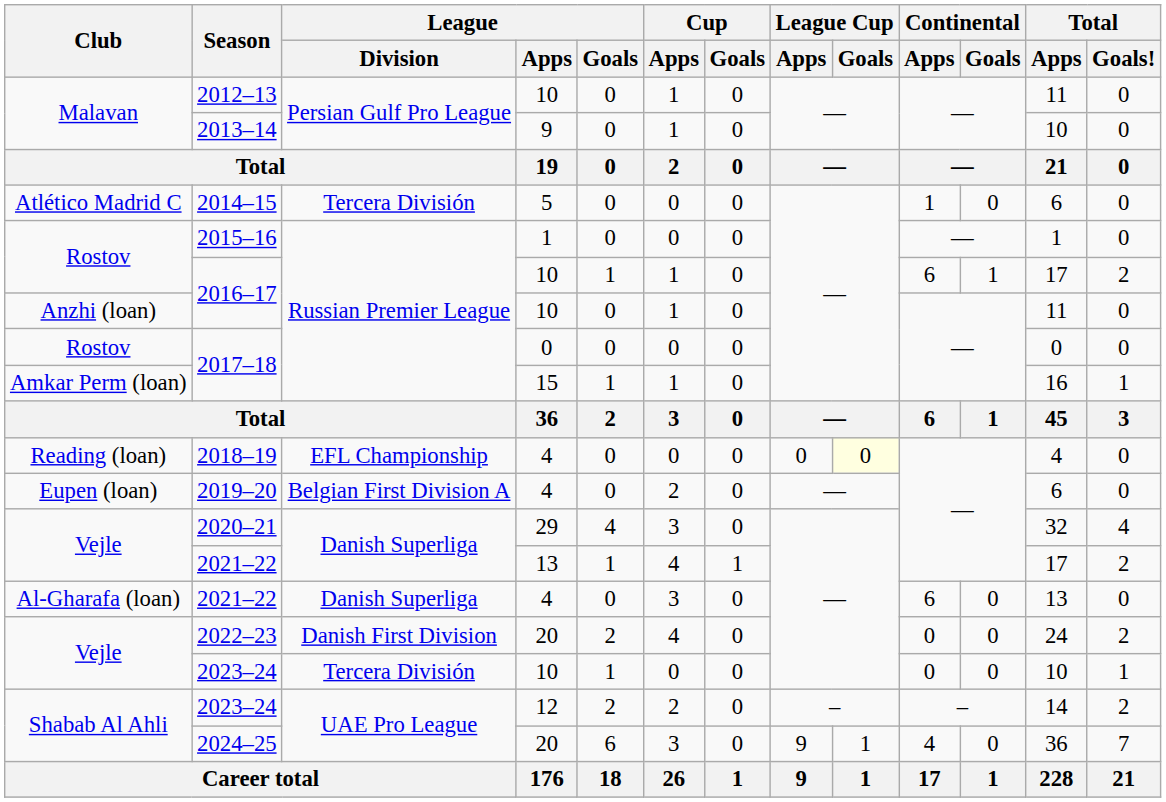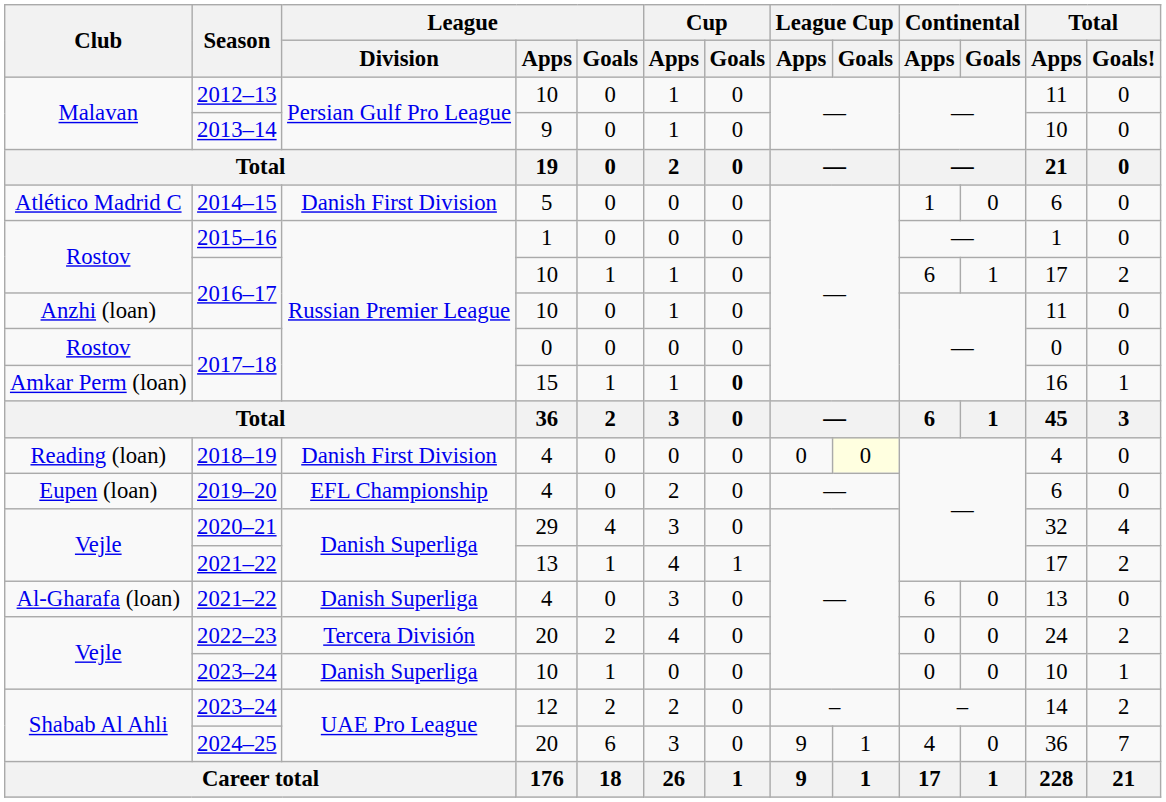(399, 202) Tercera División -> (399, 202) Danish First Division
(737, 382) normal -> (737, 382) bold
(399, 454) EFL Championship -> (399, 454) Danish First Division
(399, 490) Belgian First Division A -> (399, 490) EFL Championship
(399, 635) Danish First Division -> (399, 635) Tercera División
(399, 671) Tercera División -> (399, 671) Danish Superliga
